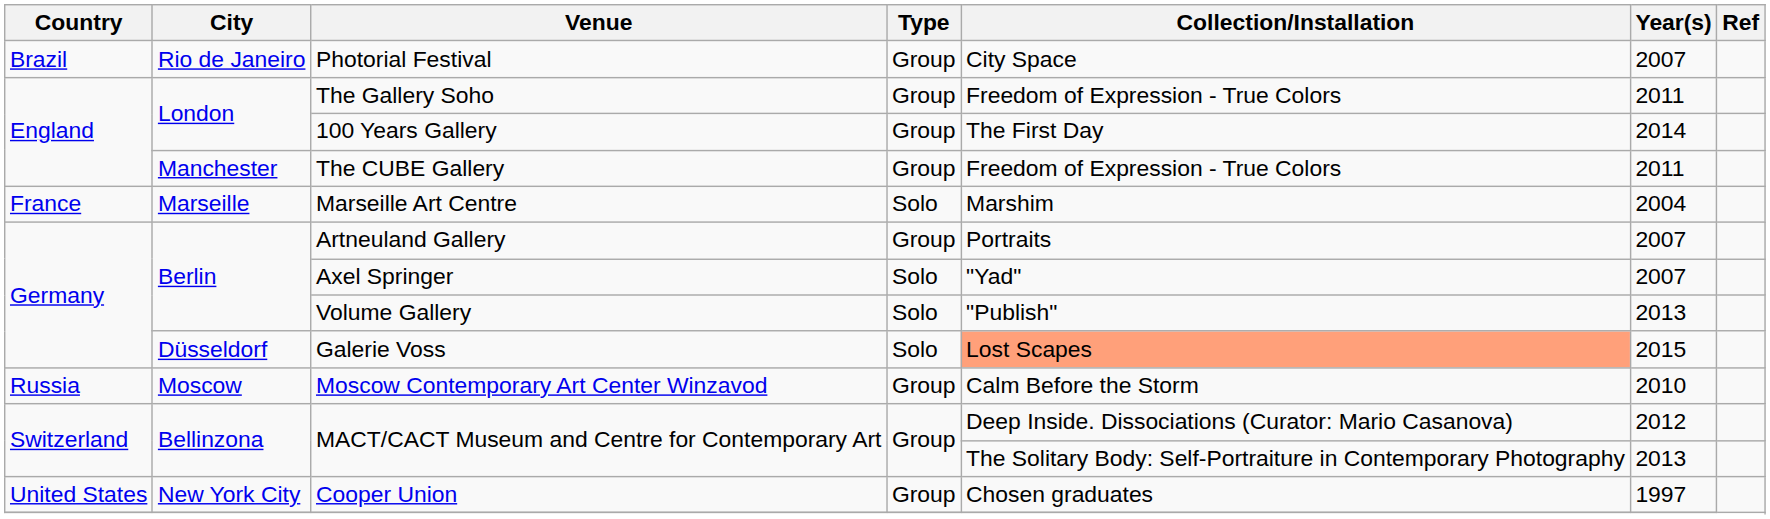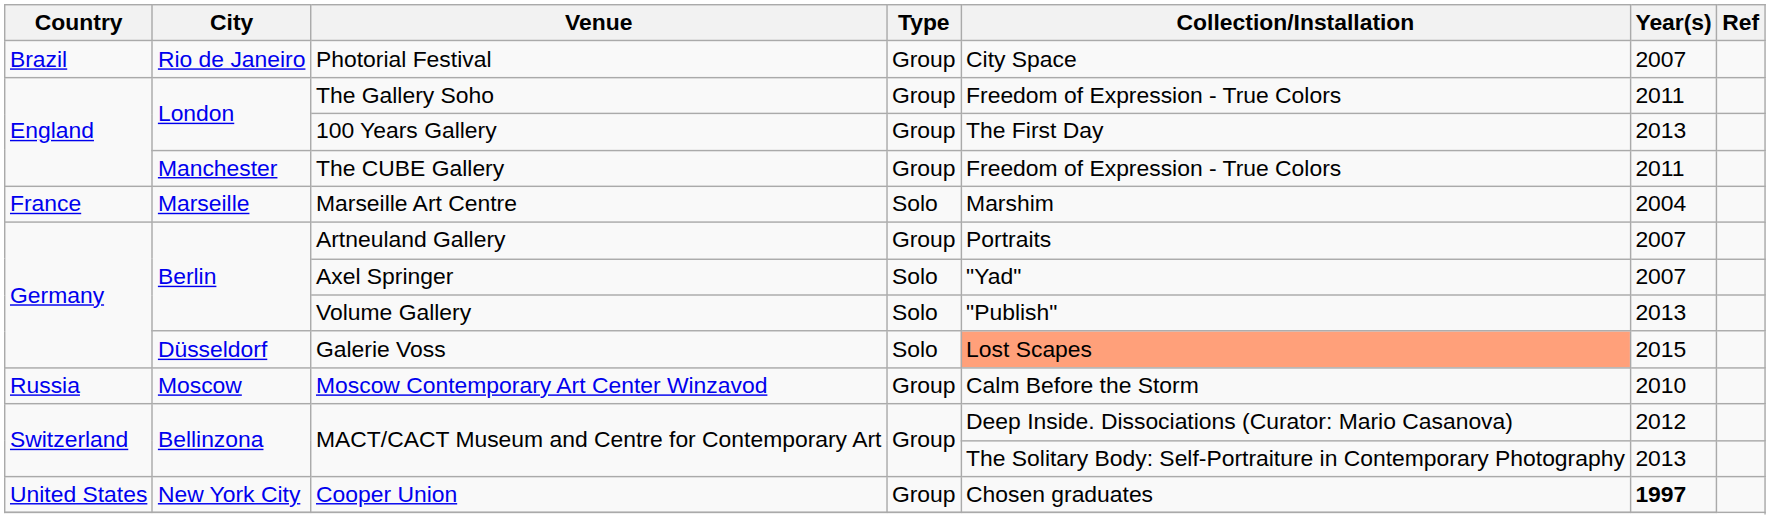(1661, 131) 2014 -> (1661, 131) 2013
(1661, 494) normal -> (1661, 494) bold
